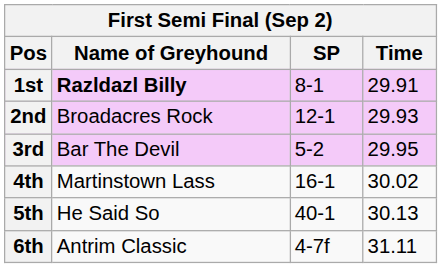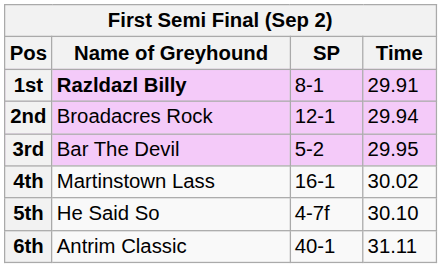(393, 117) 29.93 -> (393, 117) 29.94
(315, 213) 40-1 -> (312, 213) 4-7f
(393, 213) 30.13 -> (393, 213) 30.10
(312, 246) 4-7f -> (315, 246) 40-1
